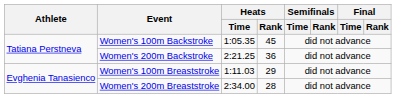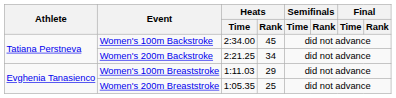(239, 42) 1:05.35 -> (239, 42) 2:34.00
(271, 56) 36 -> (271, 56) 34
(239, 86) 2:34.00 -> (239, 86) 1:05.35
(271, 86) 28 -> (271, 86) 25
